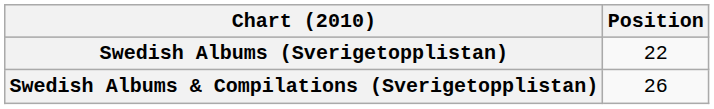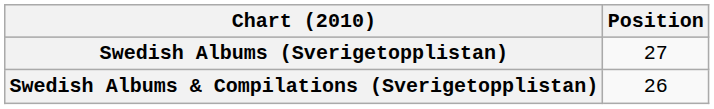(656, 54) 22 -> (656, 54) 27
